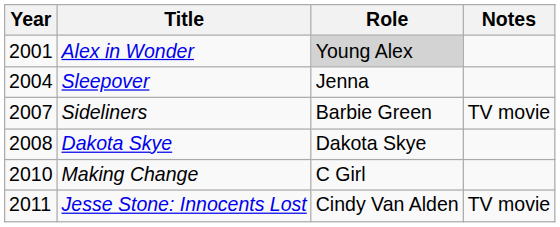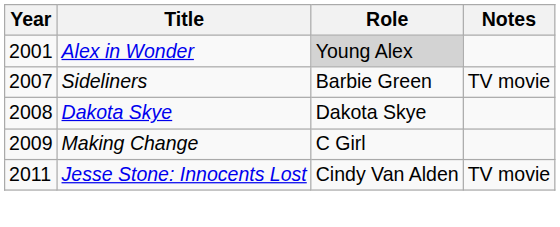- row: (105, 81)
(31, 174) 2010 -> (31, 143) 2009
